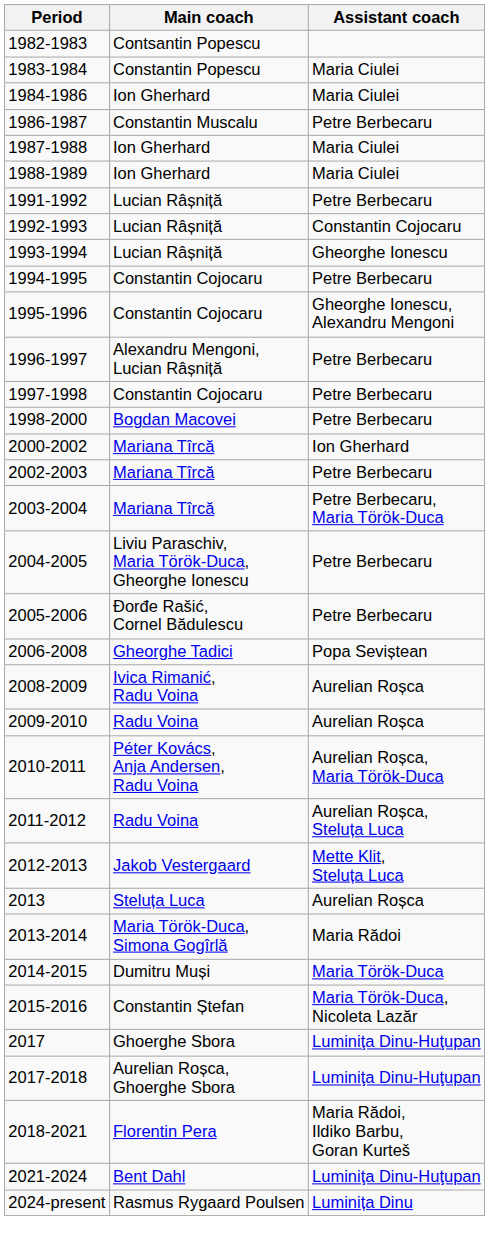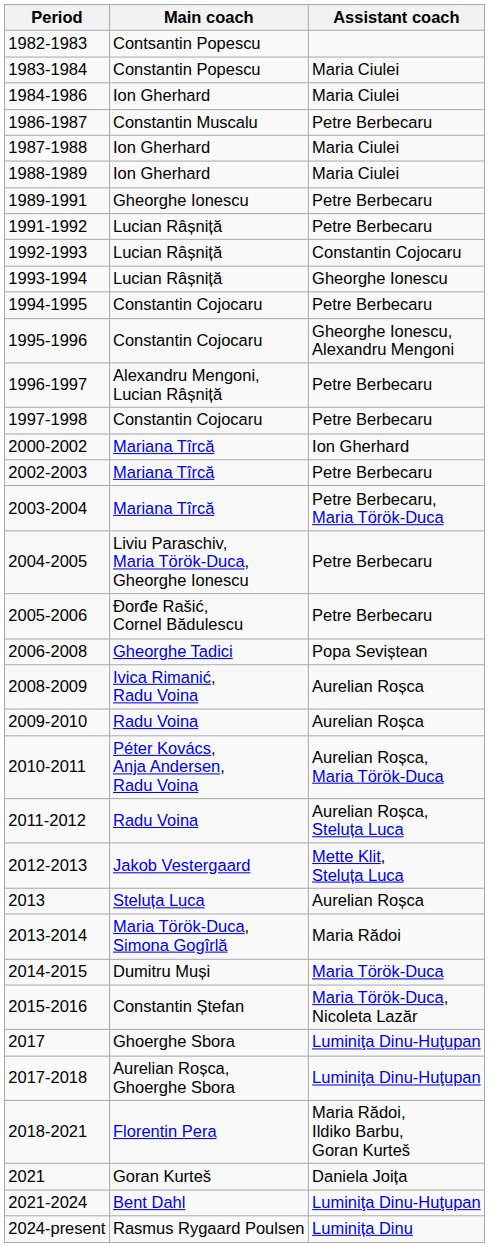+ row: (48, 200)
- row: (48, 420)
+ row: (27, 1176)
